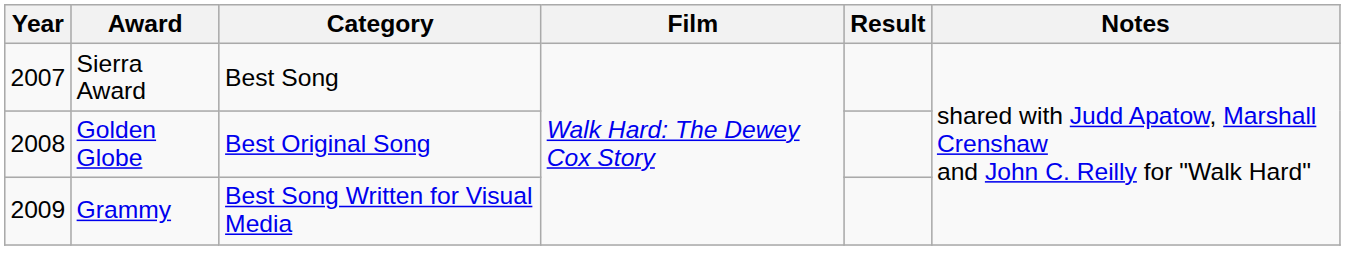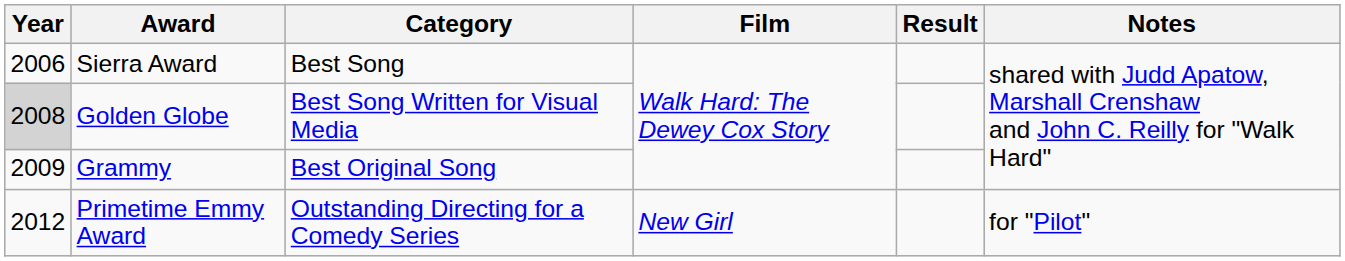(38, 76) 2007 -> (38, 63) 2006
(38, 143) no background -> (38, 116) lightgrey background
(328, 143) Best Original Song -> (444, 116) Best Song Written for Visual Media
(379, 210) Best Song Written for Visual Media -> (393, 168) Best Original Song
+ row: (170, 221)
